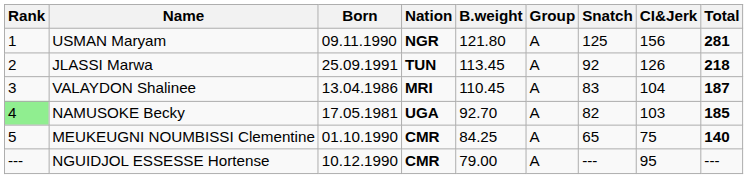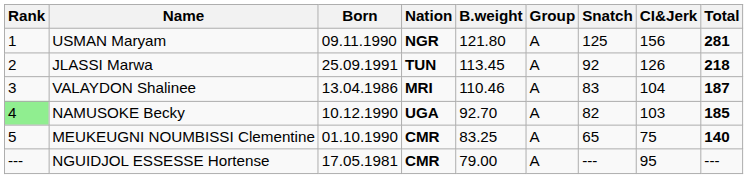(482, 88) 110.45 -> (482, 88) 110.46
(360, 112) 17.05.1981 -> (360, 112) 10.12.1990
(478, 137) 84.25 -> (478, 137) 83.25
(360, 161) 10.12.1990 -> (360, 161) 17.05.1981
